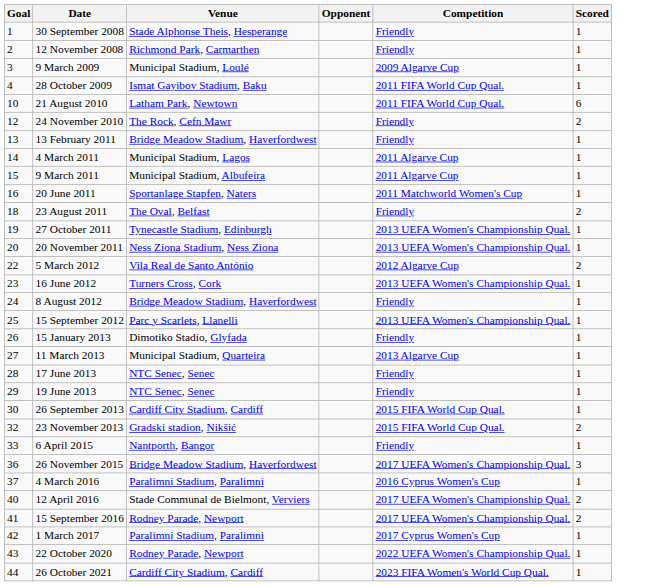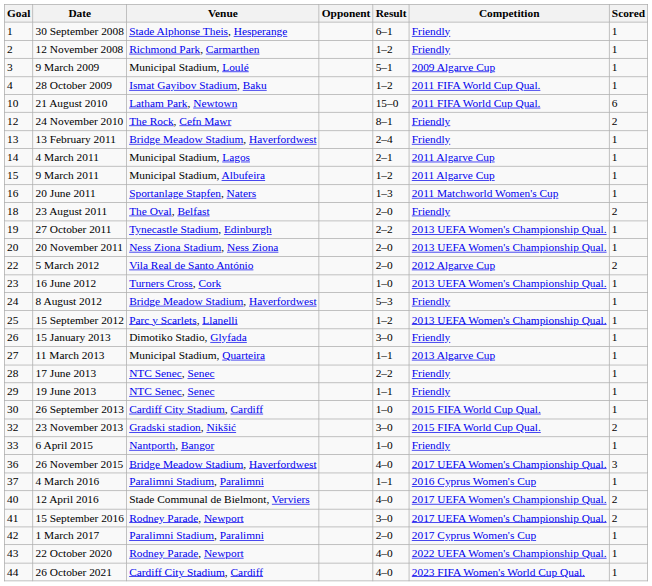+ column: (391, 13)
